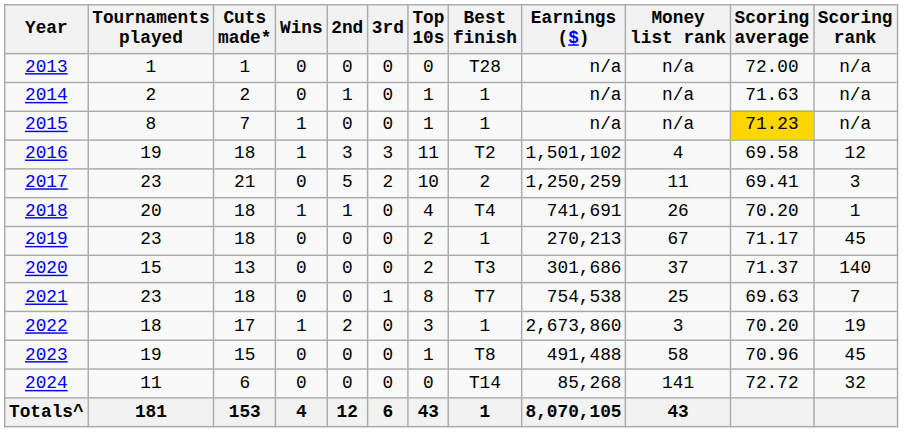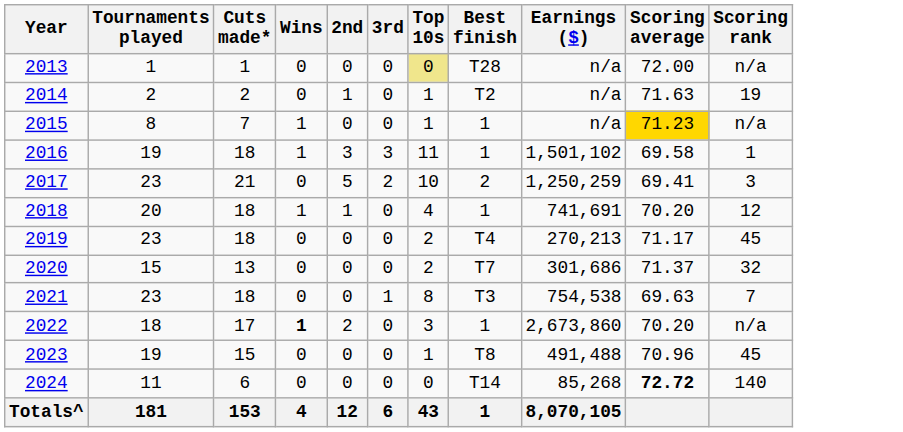- column: (678, 29)
(428, 68) no background -> (428, 68) khaki background
(485, 97) 1 -> (485, 97) T2
(855, 97) n/a -> (751, 97) 19
(485, 154) T2 -> (485, 154) 1
(855, 154) 12 -> (751, 154) 1
(485, 212) T4 -> (485, 212) 1
(855, 212) 1 -> (751, 212) 12
(485, 241) 1 -> (485, 241) T4
(485, 269) T3 -> (485, 269) T7
(855, 269) 140 -> (751, 269) 32
(485, 298) T7 -> (485, 298) T3
(301, 327) normal -> (301, 327) bold
(855, 327) 19 -> (751, 327) n/a
(772, 384) normal -> (667, 384) bold
(855, 384) 32 -> (751, 384) 140
